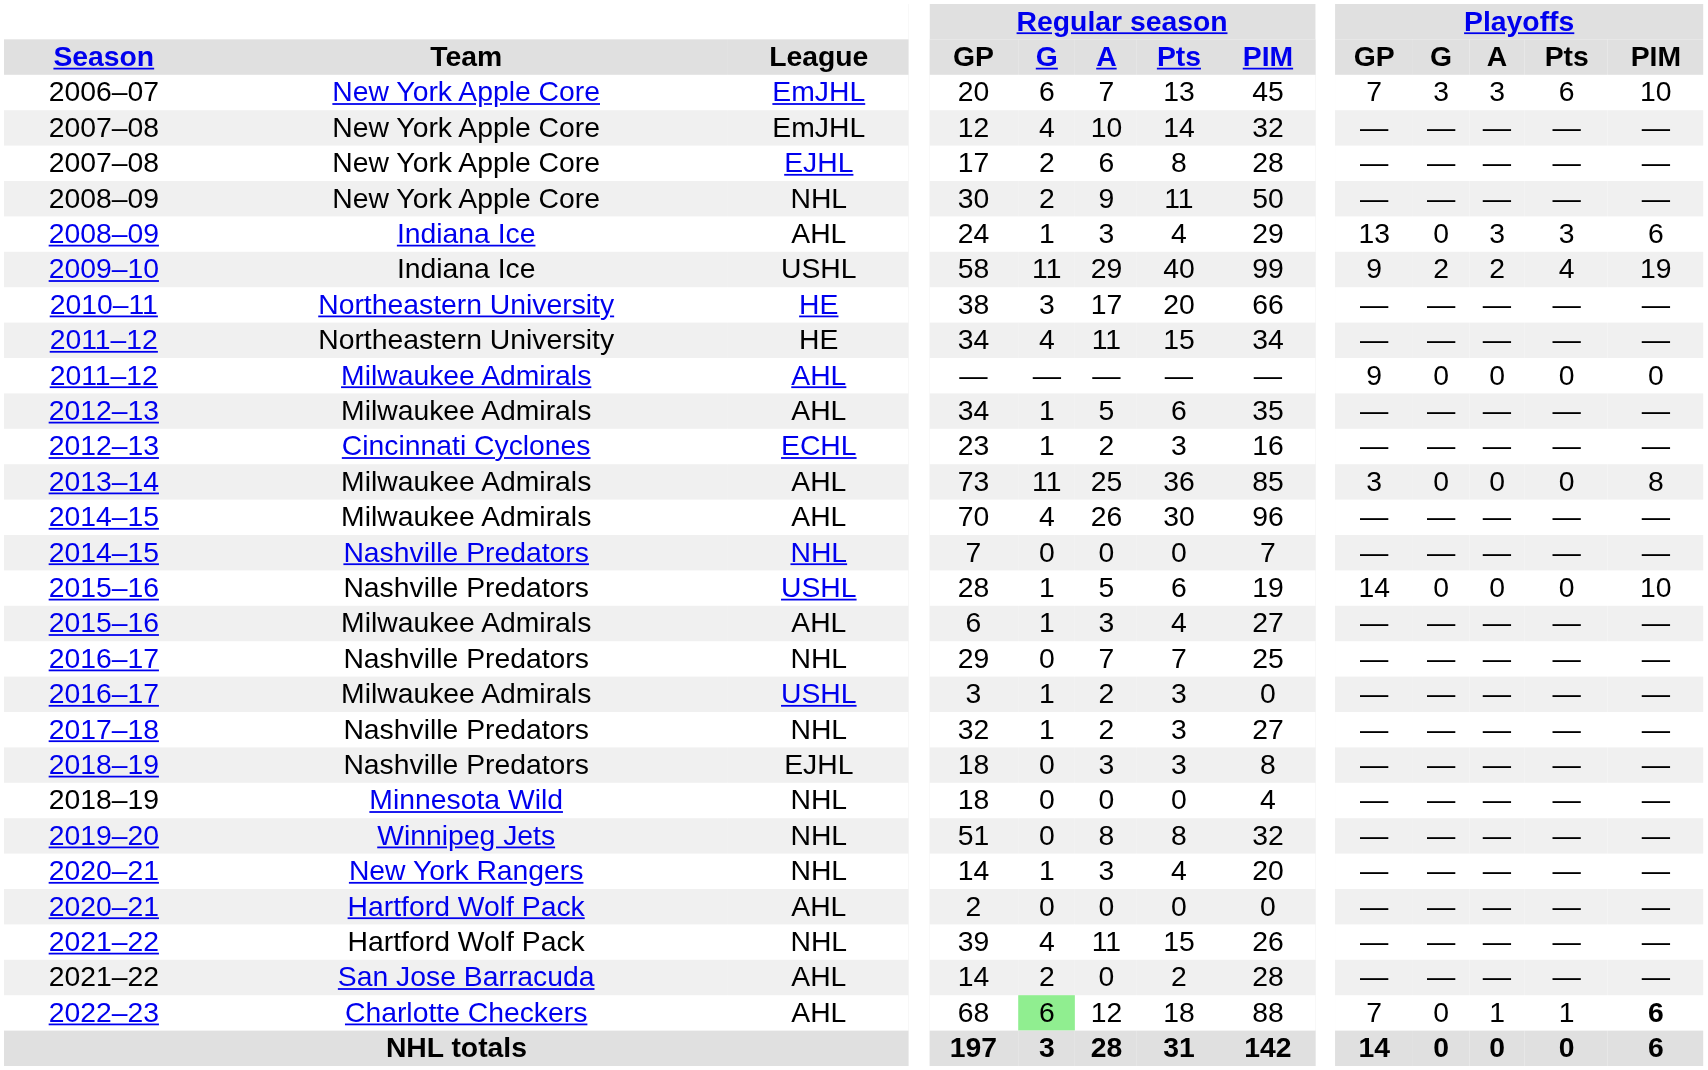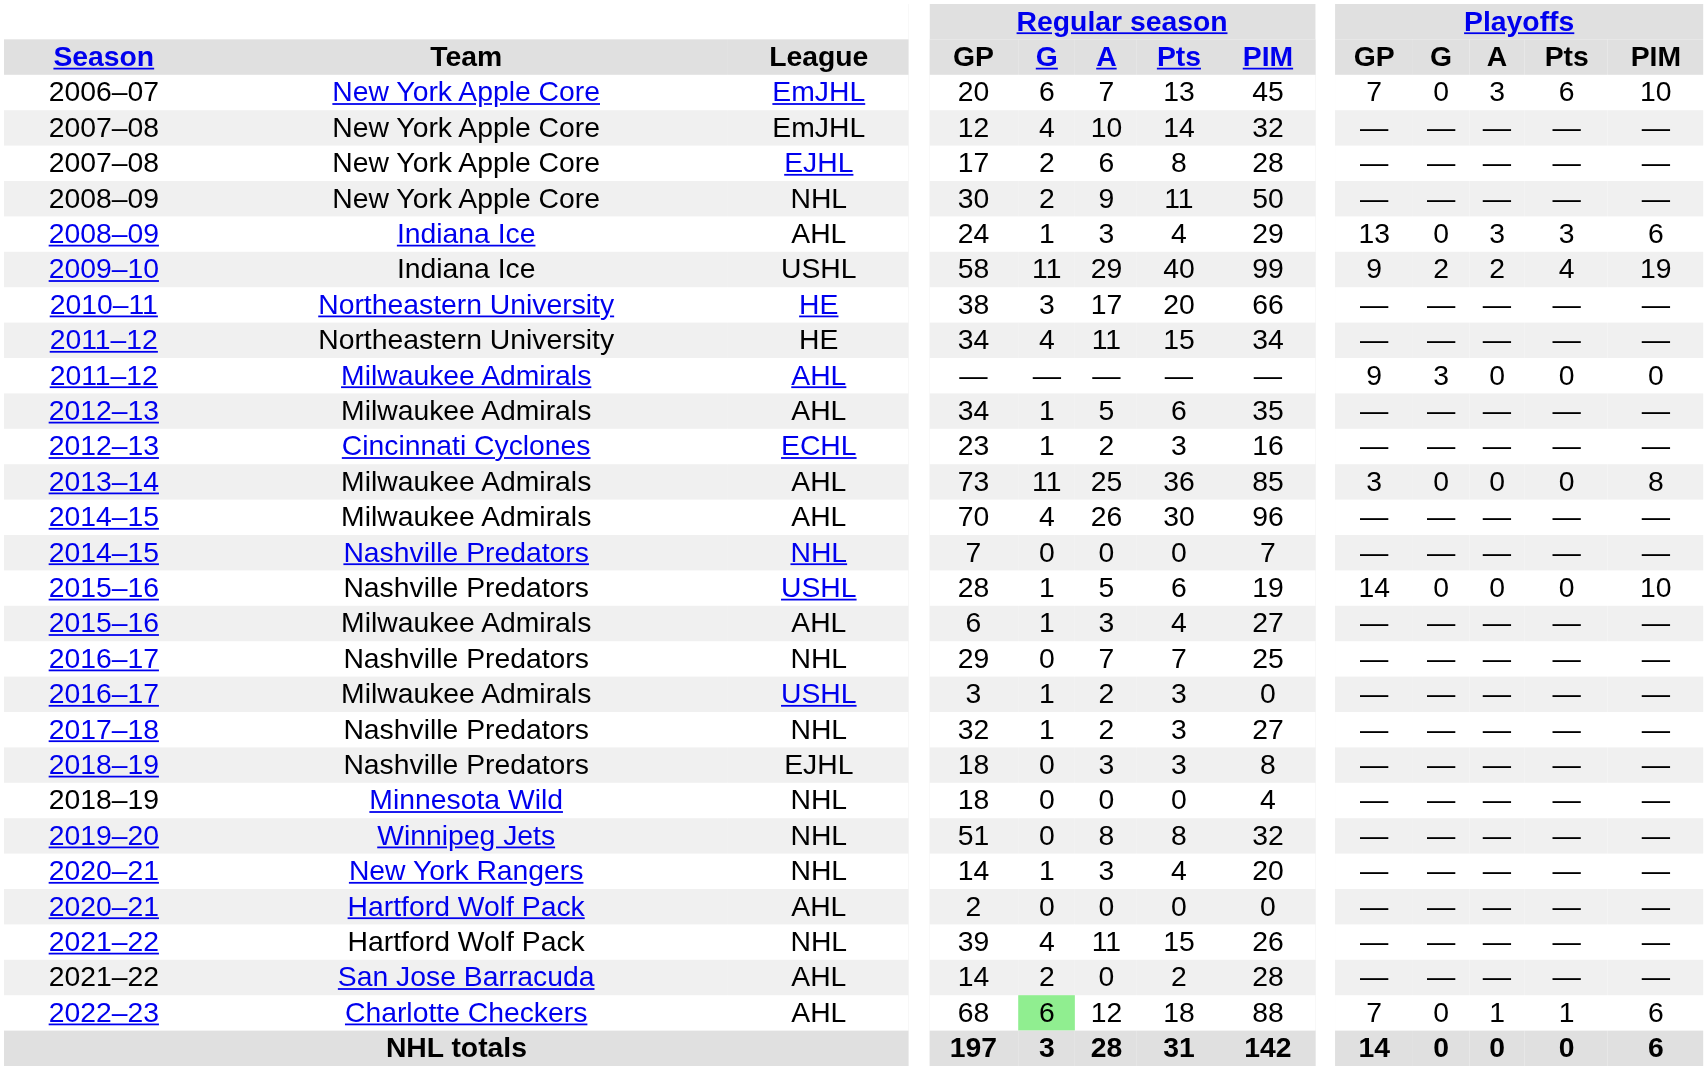(1441, 92) 3 -> (1441, 92) 0
(1441, 375) 0 -> (1441, 375) 3
(1656, 1012) bold -> (1656, 1012) normal
